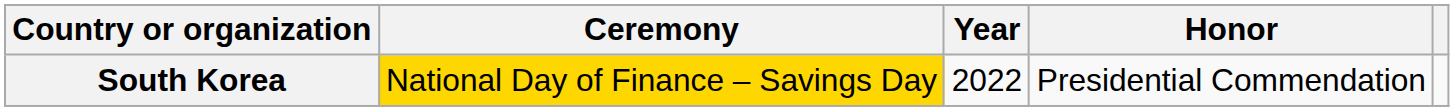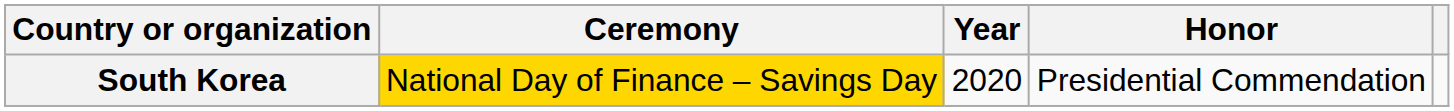(987, 79) 2022 -> (987, 79) 2020
